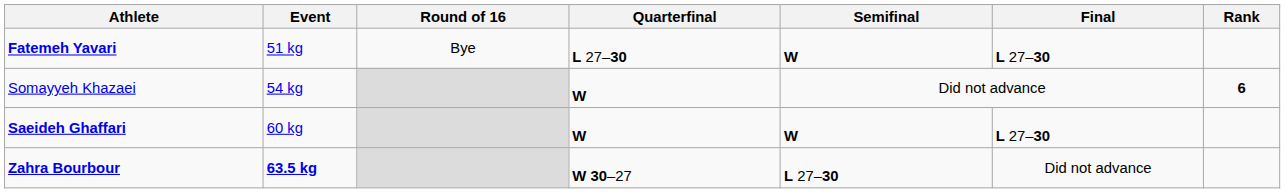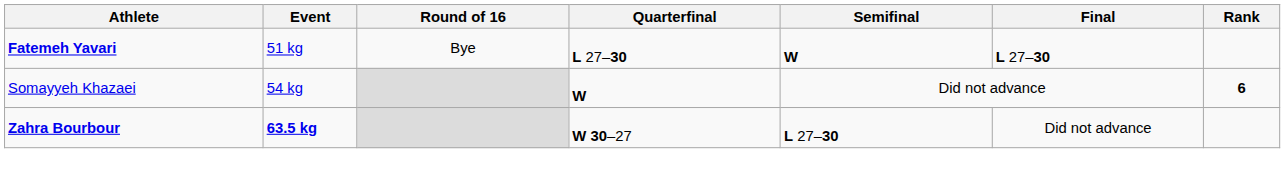- row: (67, 128)
